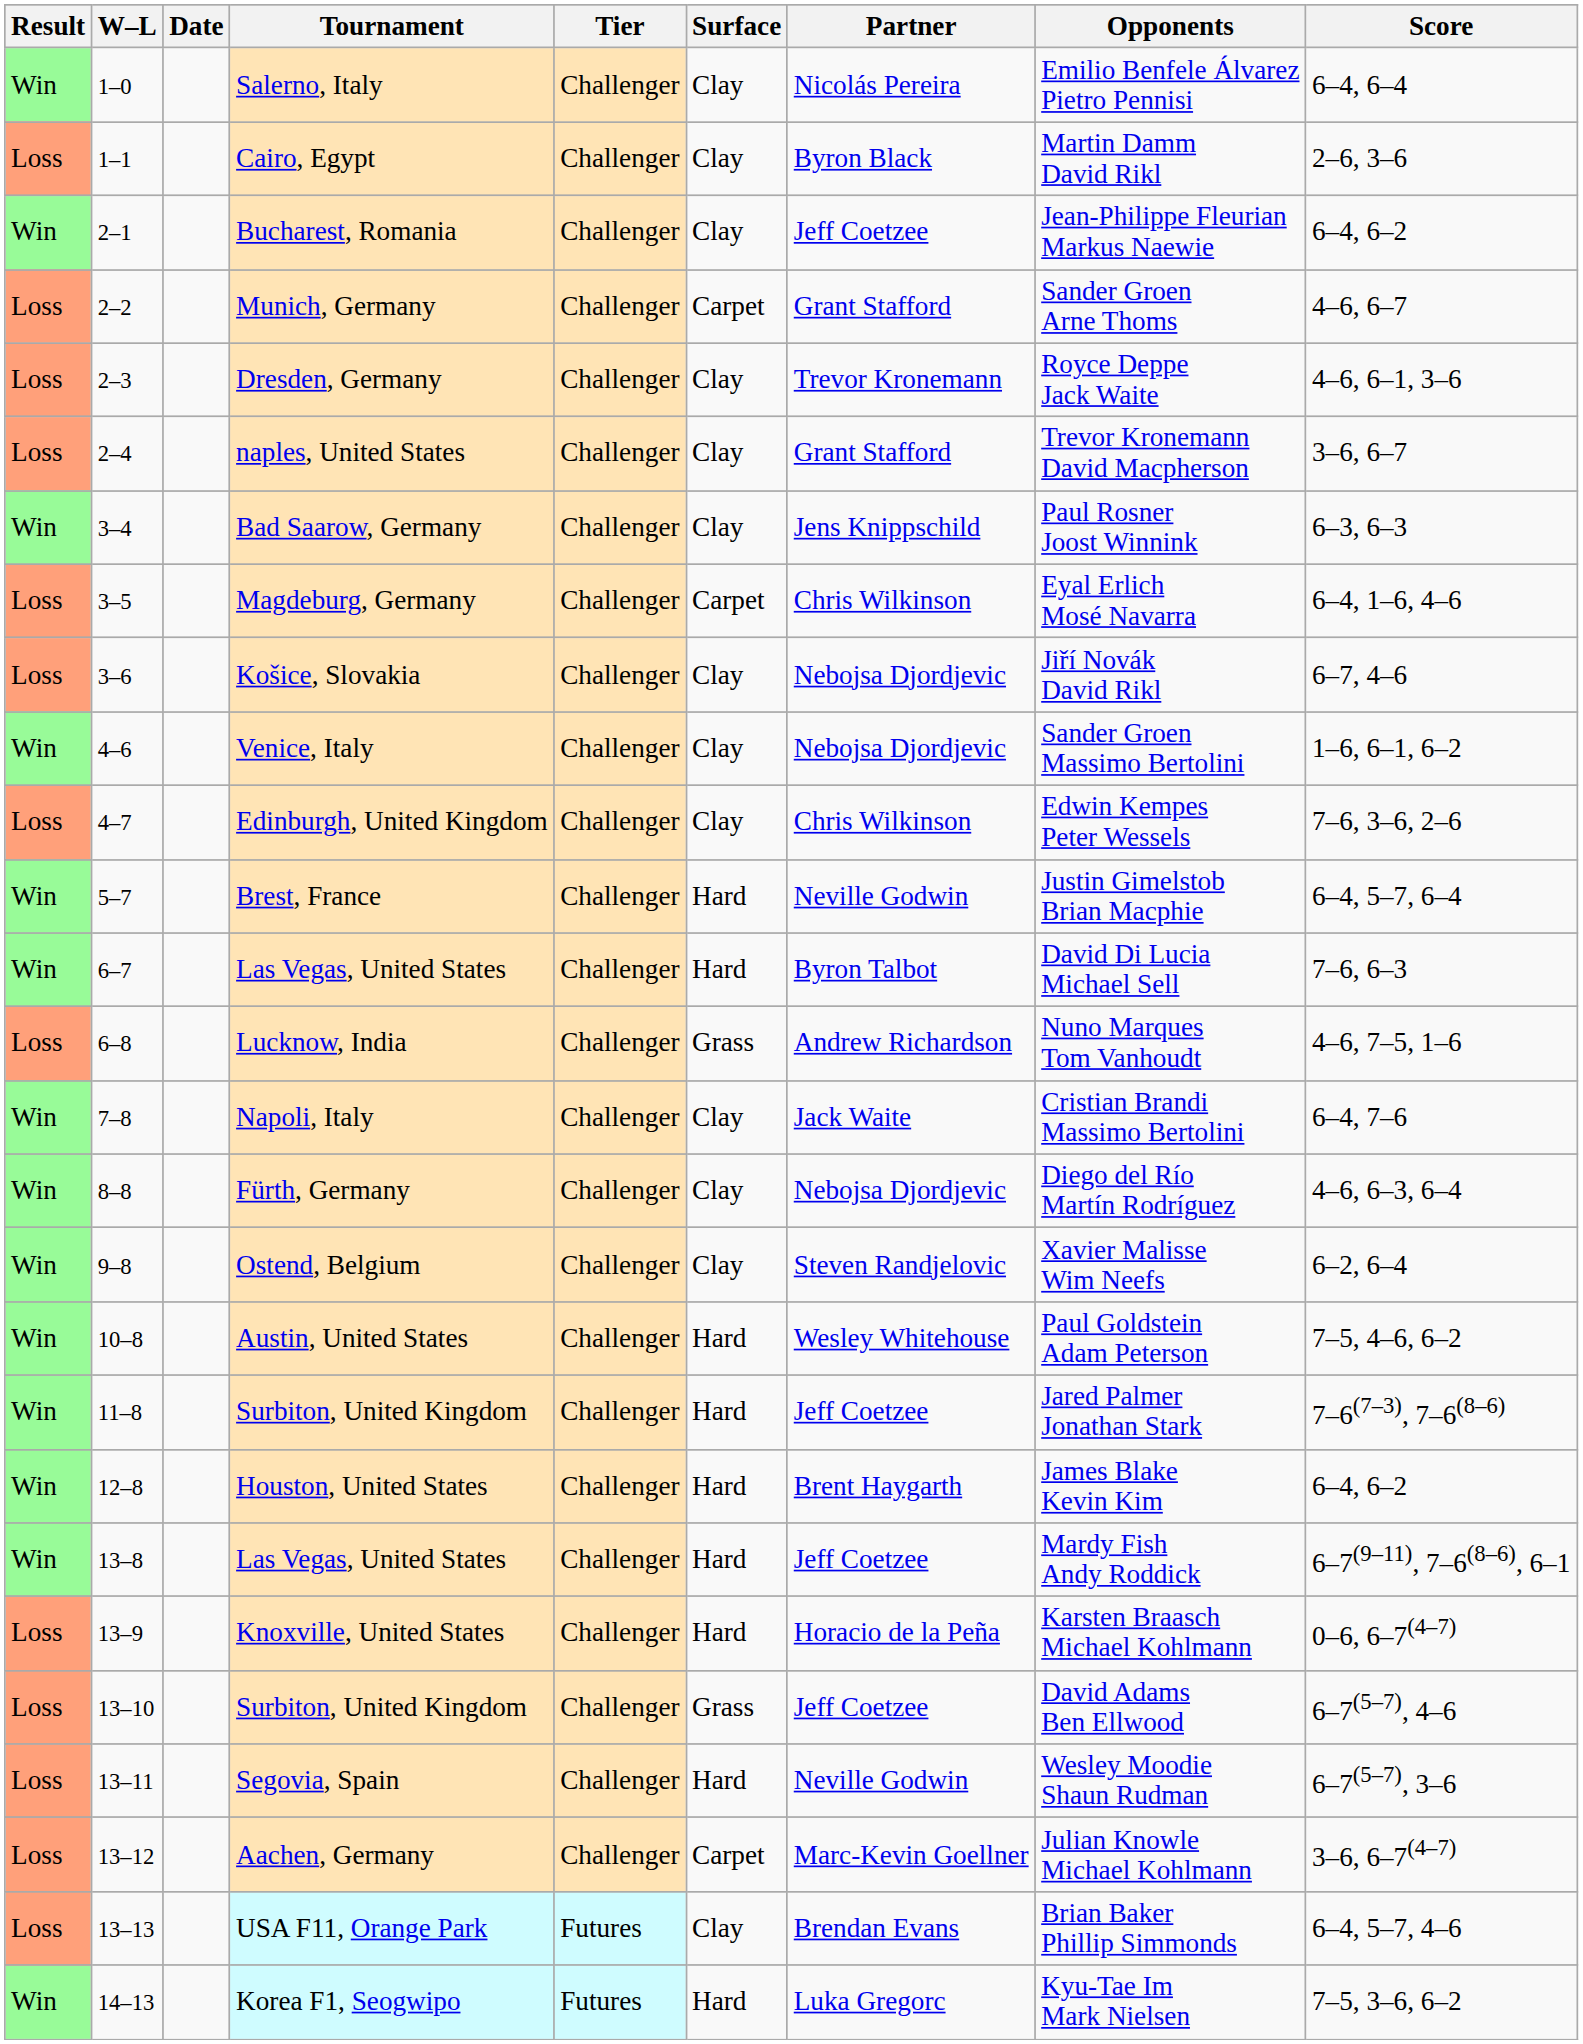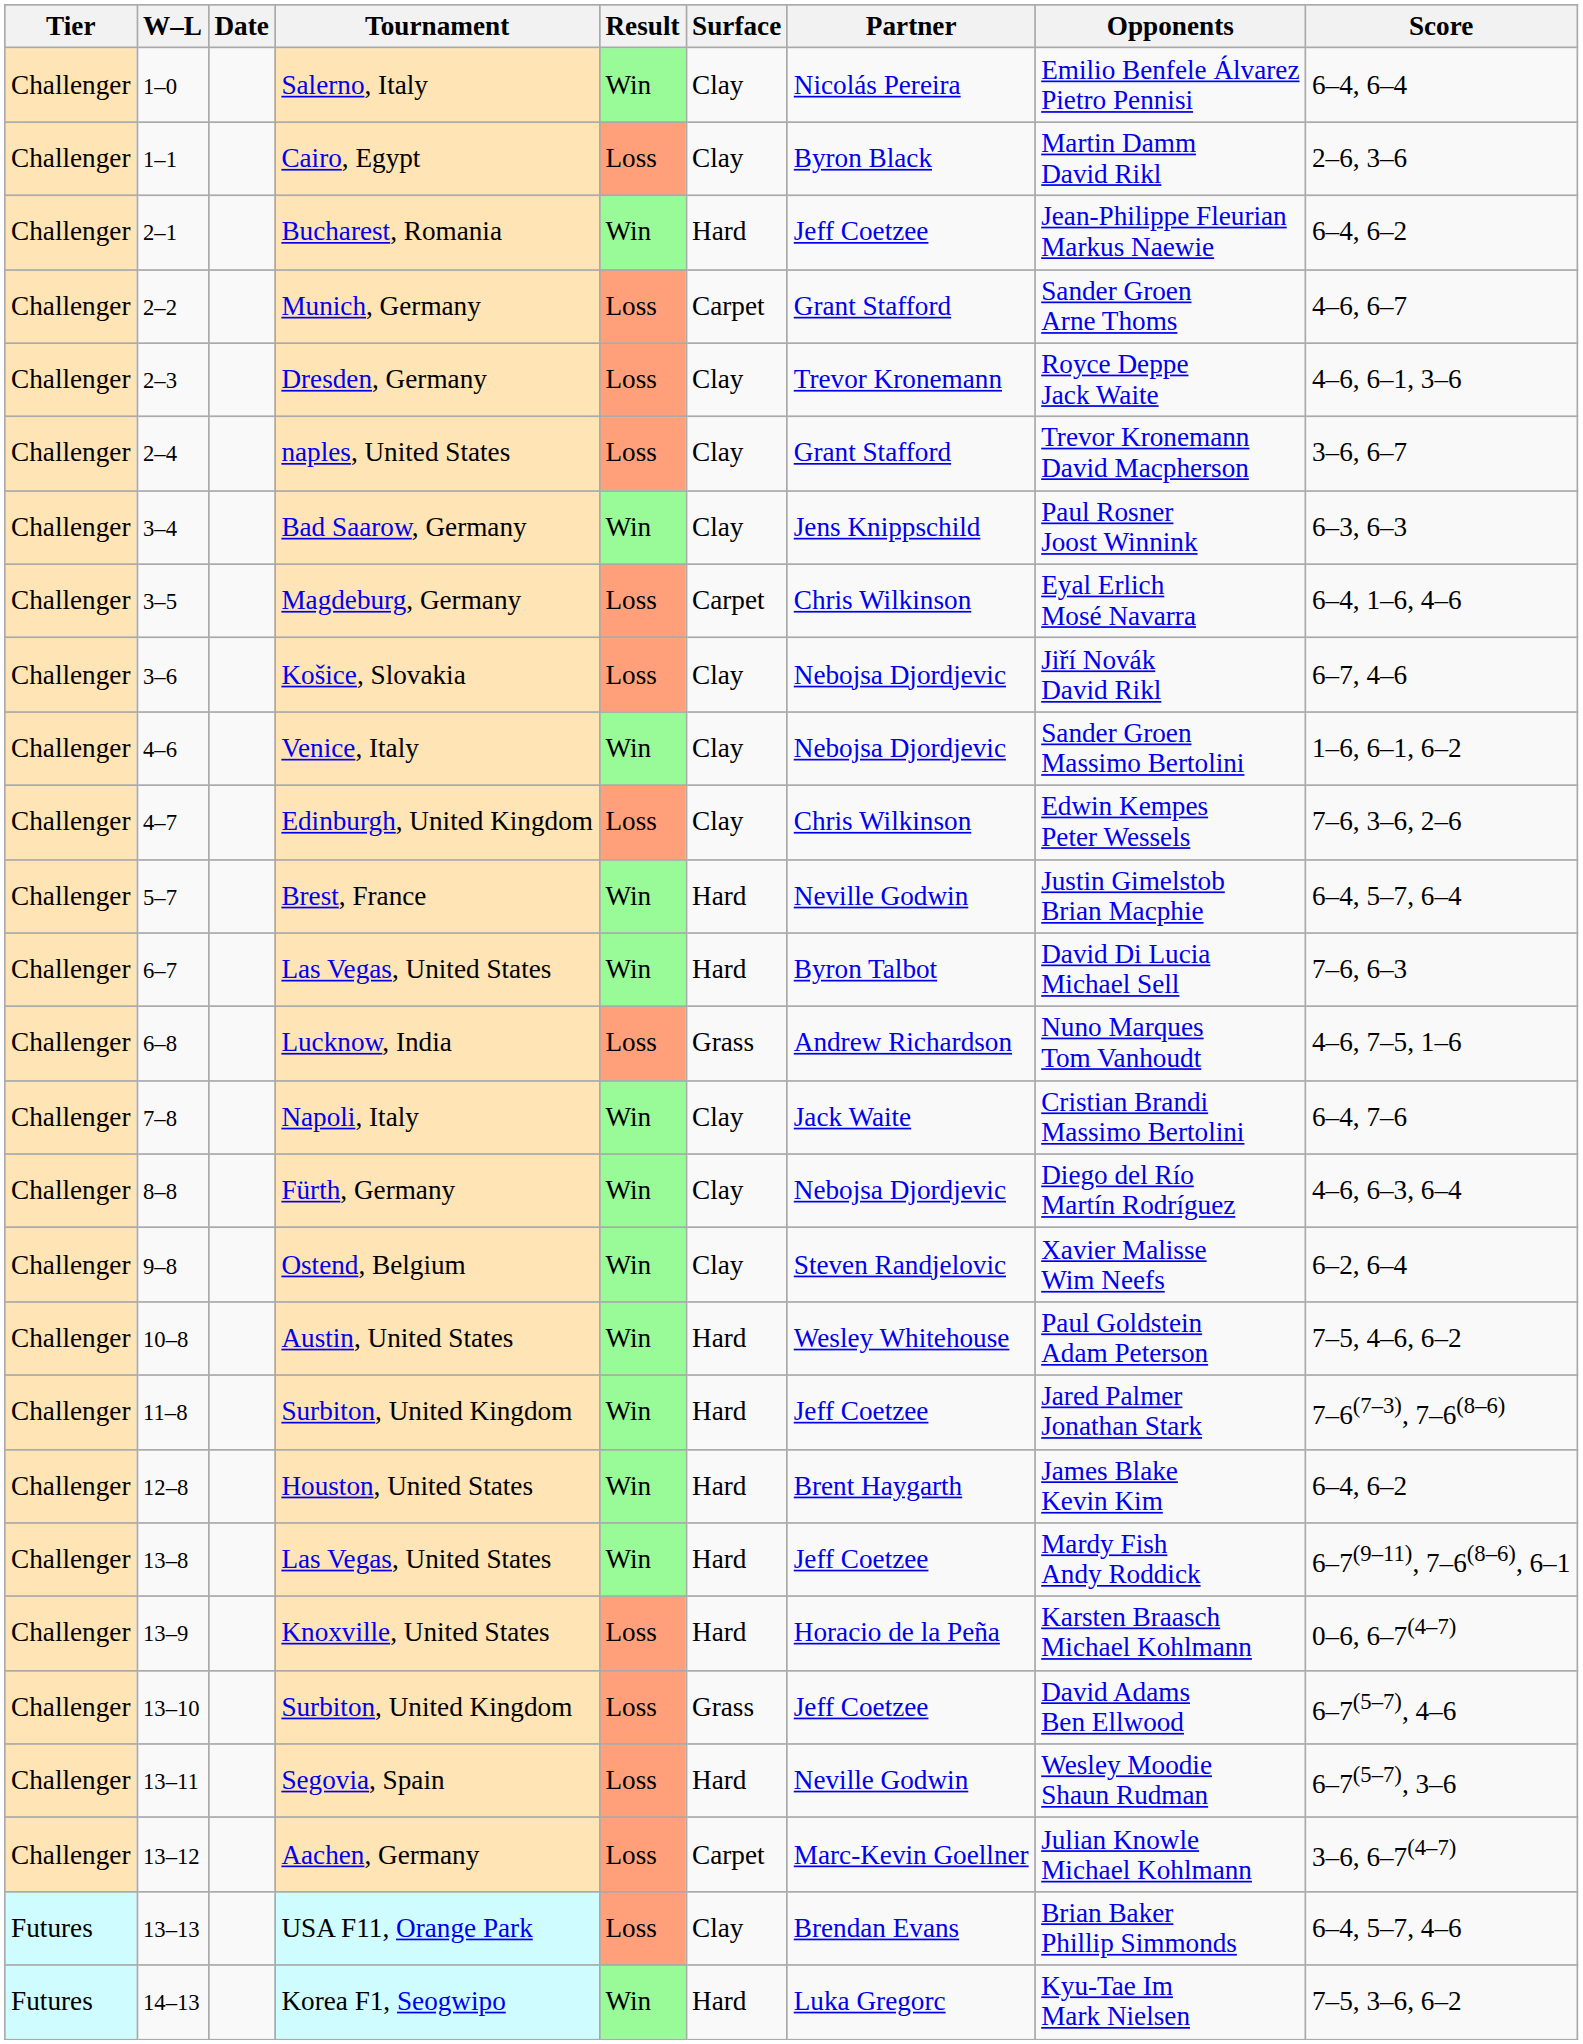columns swapped: (48, 26) <-> (620, 26)
(718, 231) Clay -> (719, 231) Hard
